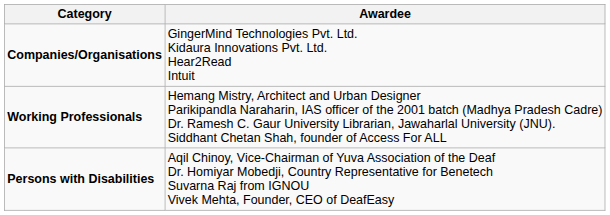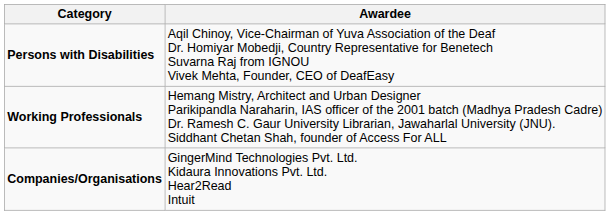rows swapped: (81, 179) <-> (85, 55)
